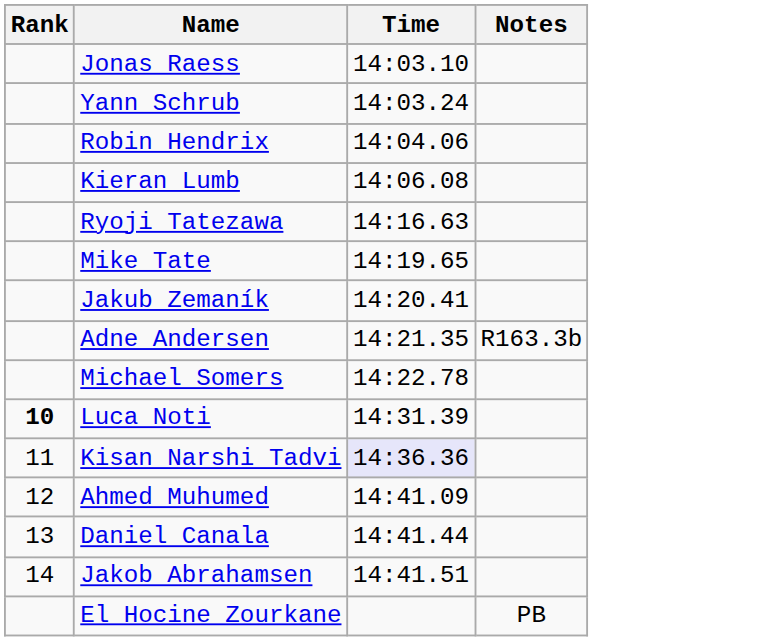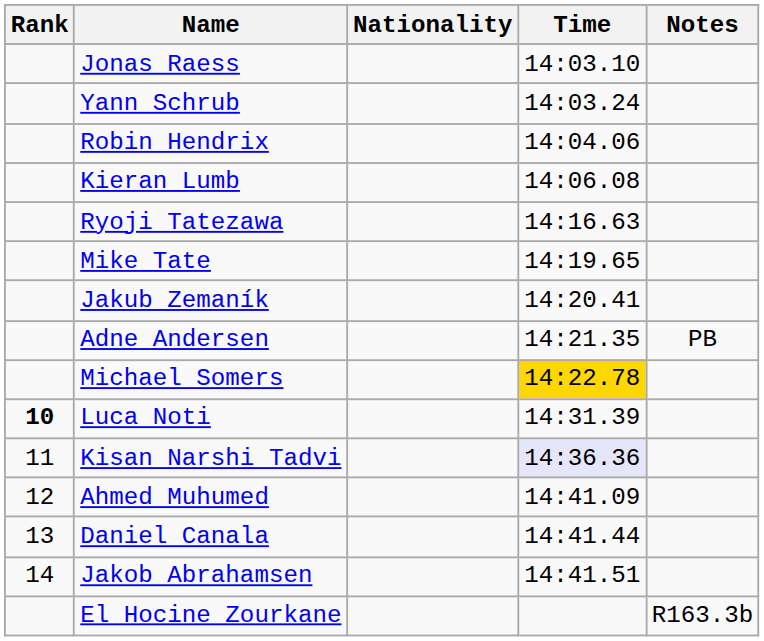+ column: (433, 25)
(531, 340) R163.3b -> (703, 340) PB
(411, 379) no background -> (582, 379) gold background
(531, 616) PB -> (703, 616) R163.3b
